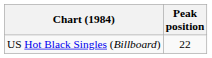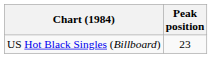(185, 44) 22 -> (185, 44) 23
